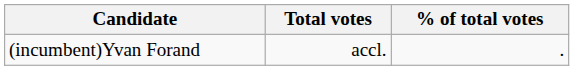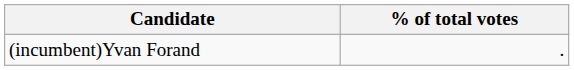- column: (328, 19)
